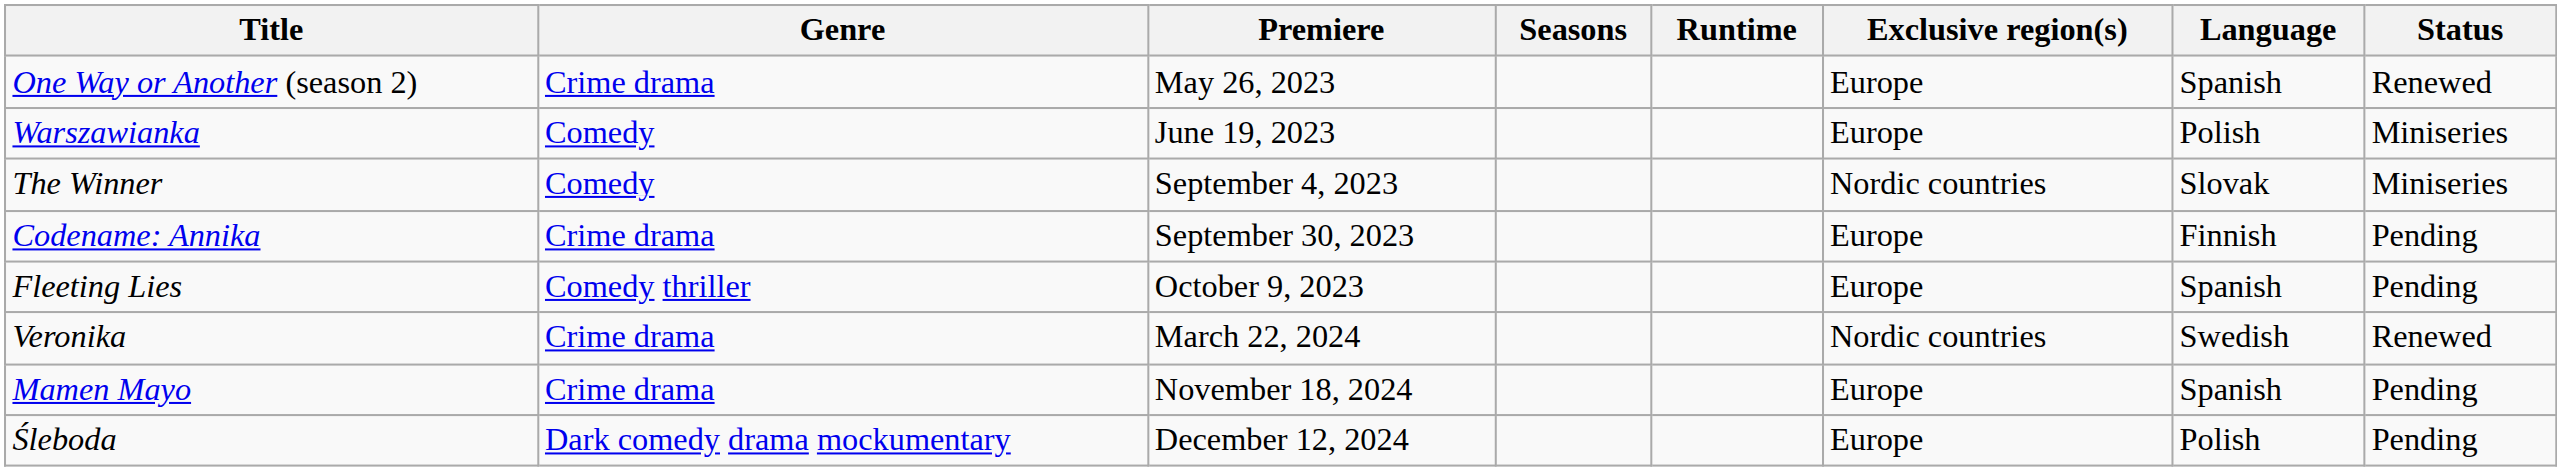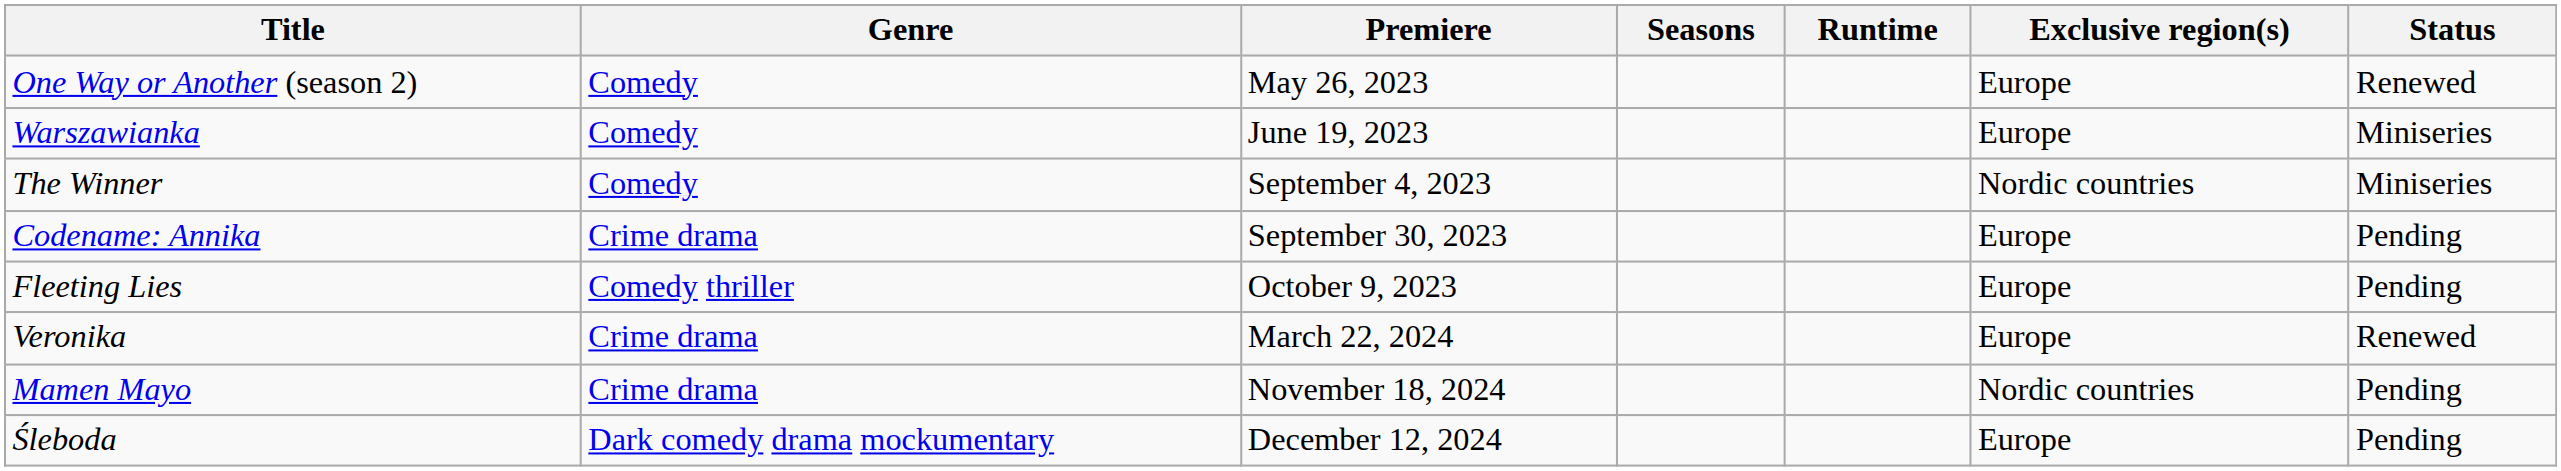- column: (2268, 30)
(630, 81) Crime drama -> (643, 81) Comedy
(1938, 337) Nordic countries -> (2025, 337) Europe
(1877, 388) Europe -> (2086, 388) Nordic countries
